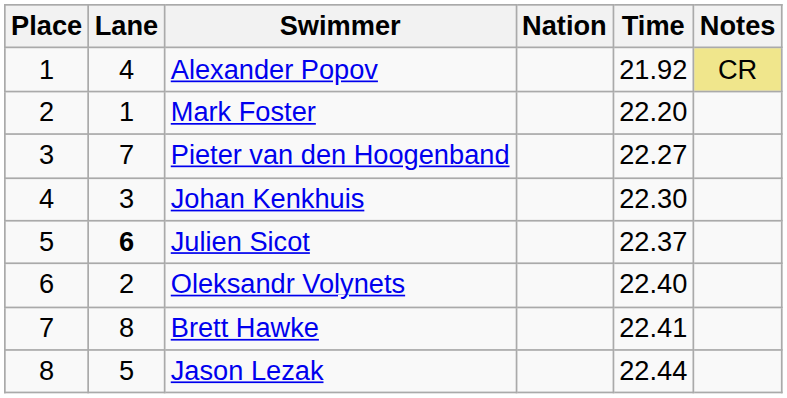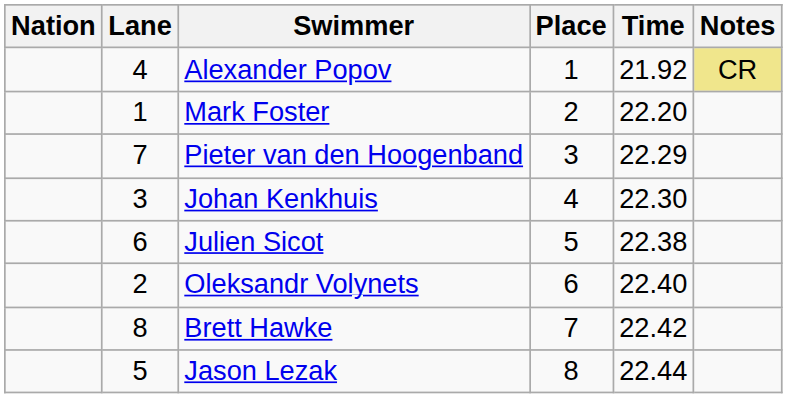columns swapped: (47, 26) <-> (564, 26)
(653, 155) 22.27 -> (653, 155) 22.29
(126, 241) bold -> (140, 241) normal
(653, 241) 22.37 -> (653, 241) 22.38
(653, 328) 22.41 -> (653, 328) 22.42
